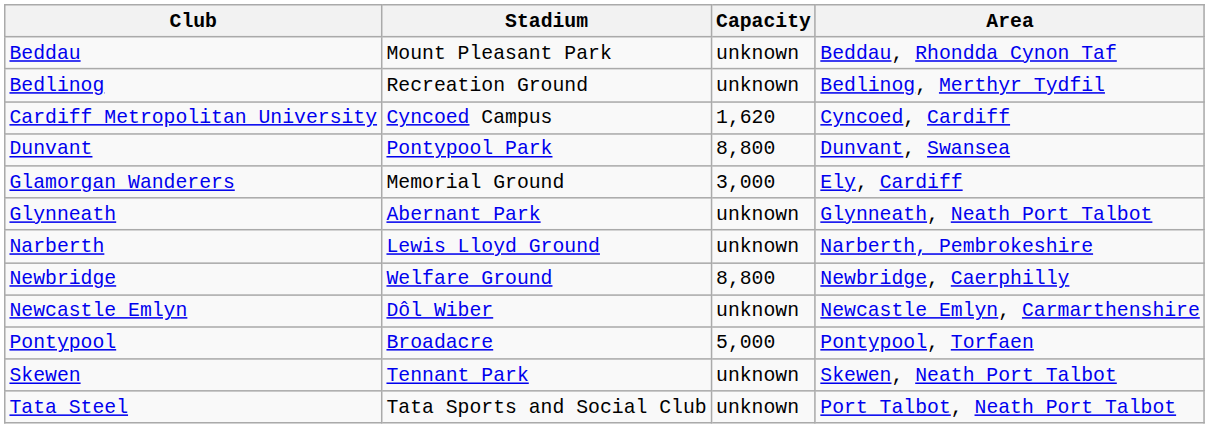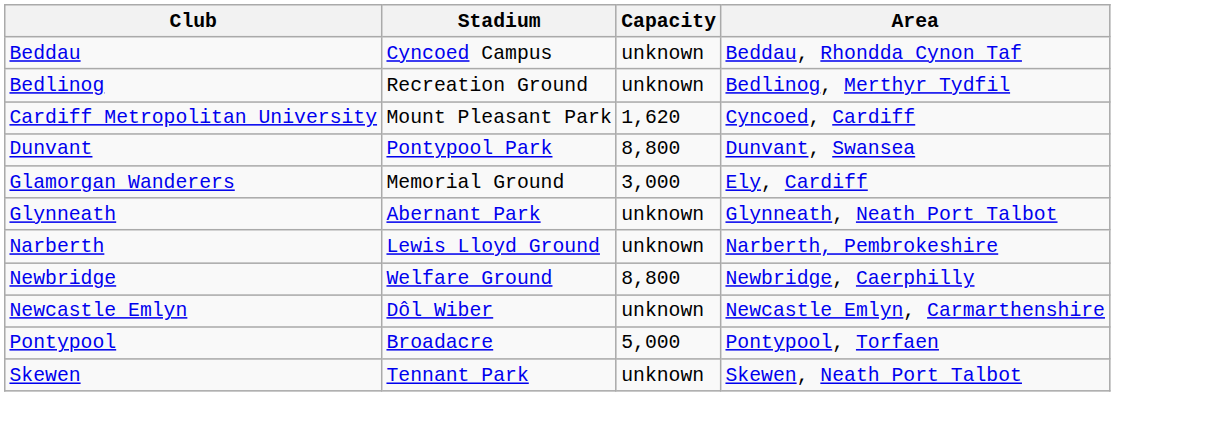(499, 53) Mount Pleasant Park -> (469, 53) Cyncoed Campus
(469, 117) Cyncoed Campus -> (499, 117) Mount Pleasant Park
- row: (69, 407)
